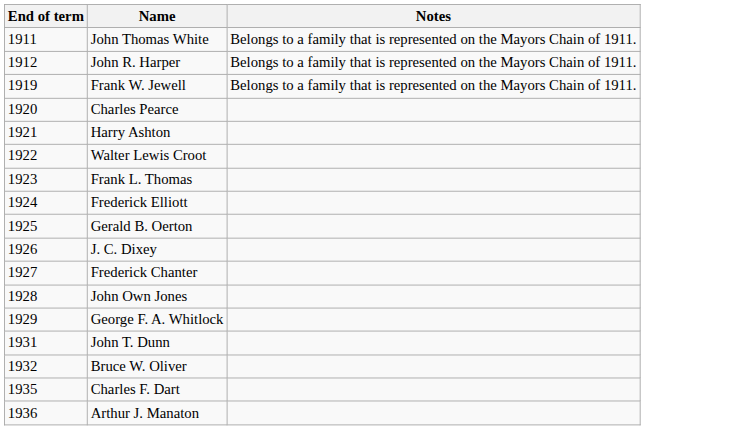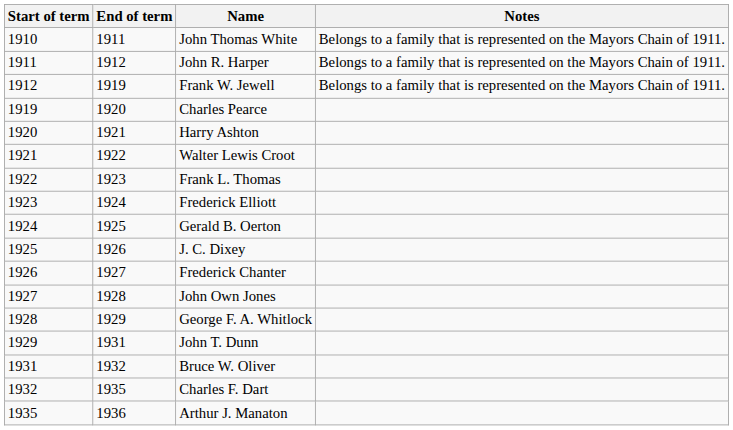+ column: (49, 16)
